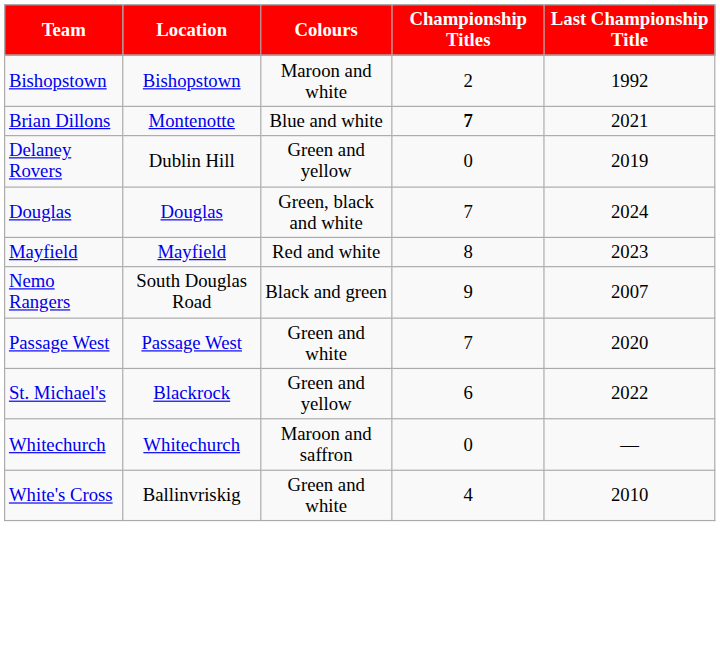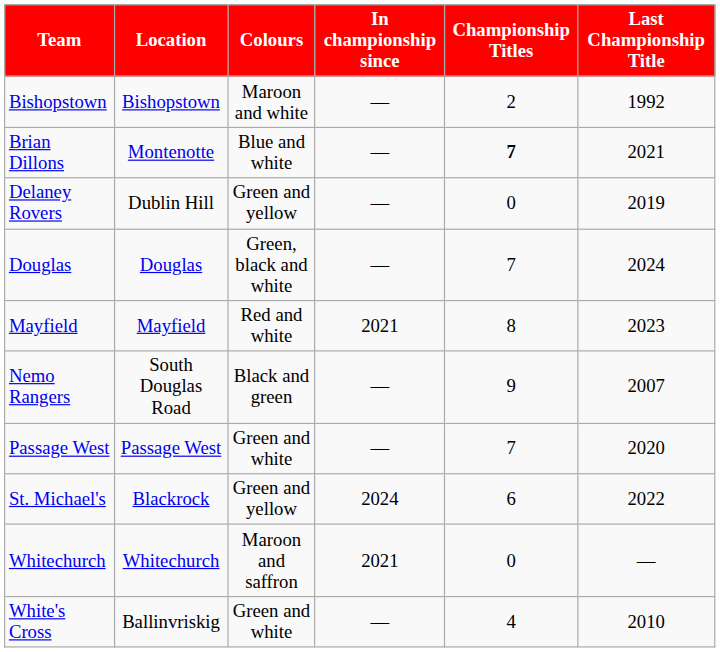+ column: (380, 40)
